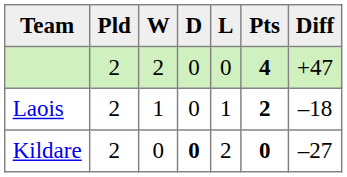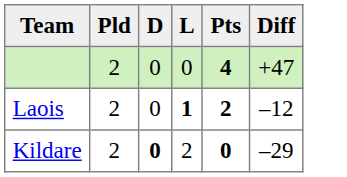- column: (158, 25)
(226, 108) normal -> (187, 108) bold
(315, 108) –18 -> (276, 108) –12
(315, 150) –27 -> (276, 150) –29
